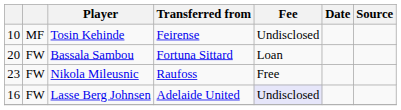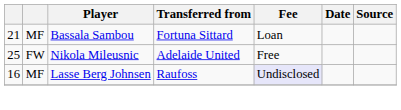- row: (88, 34)
(14, 54) 20 -> (14, 34) 21
(35, 54) FW -> (35, 34) MF
(14, 74) 23 -> (14, 54) 25
(177, 74) Raufoss -> (198, 54) Adelaide United
(35, 94) FW -> (35, 74) MF
(198, 94) Adelaide United -> (177, 74) Raufoss
